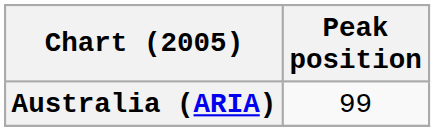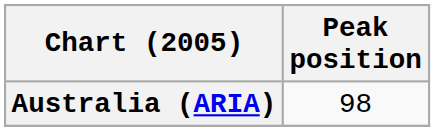(356, 104) 99 -> (356, 104) 98
